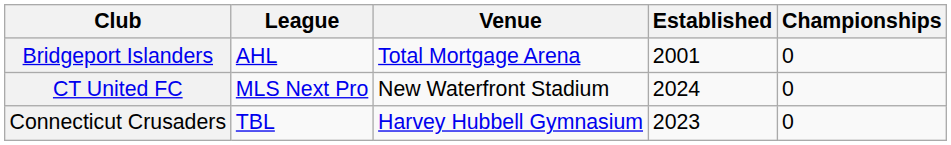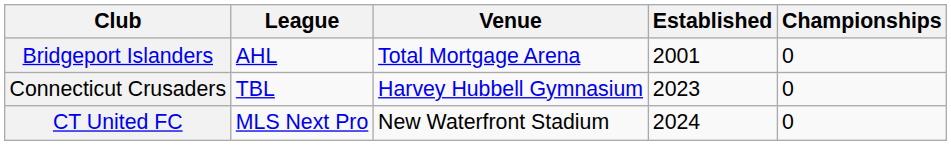rows swapped: (118, 88) <-> (118, 122)
